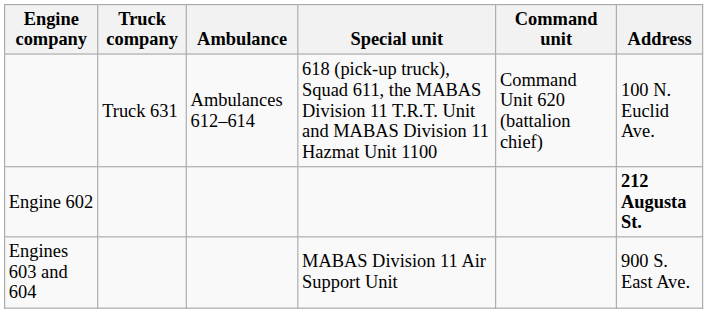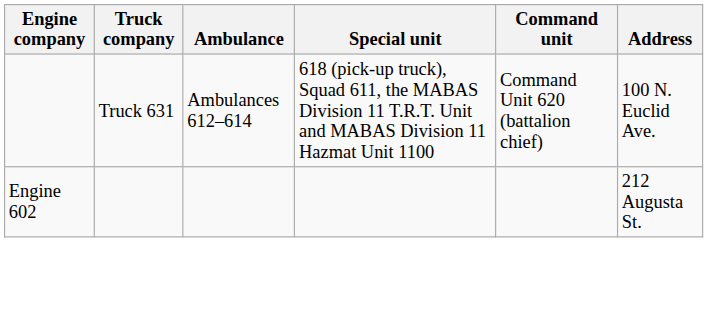(654, 201) bold -> (652, 201) normal
- row: (38, 272)
